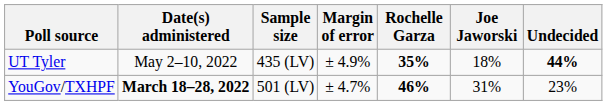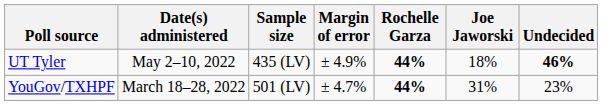(414, 62) 35% -> (410, 62) 44%
(563, 62) 44% -> (558, 62) 46%
(186, 88) bold -> (184, 88) normal
(414, 88) 46% -> (410, 88) 44%
